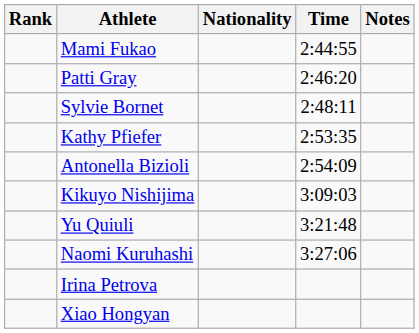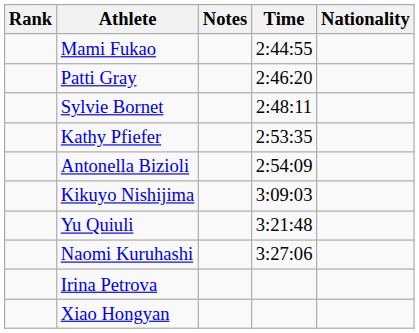columns swapped: (247, 19) <-> (388, 19)
